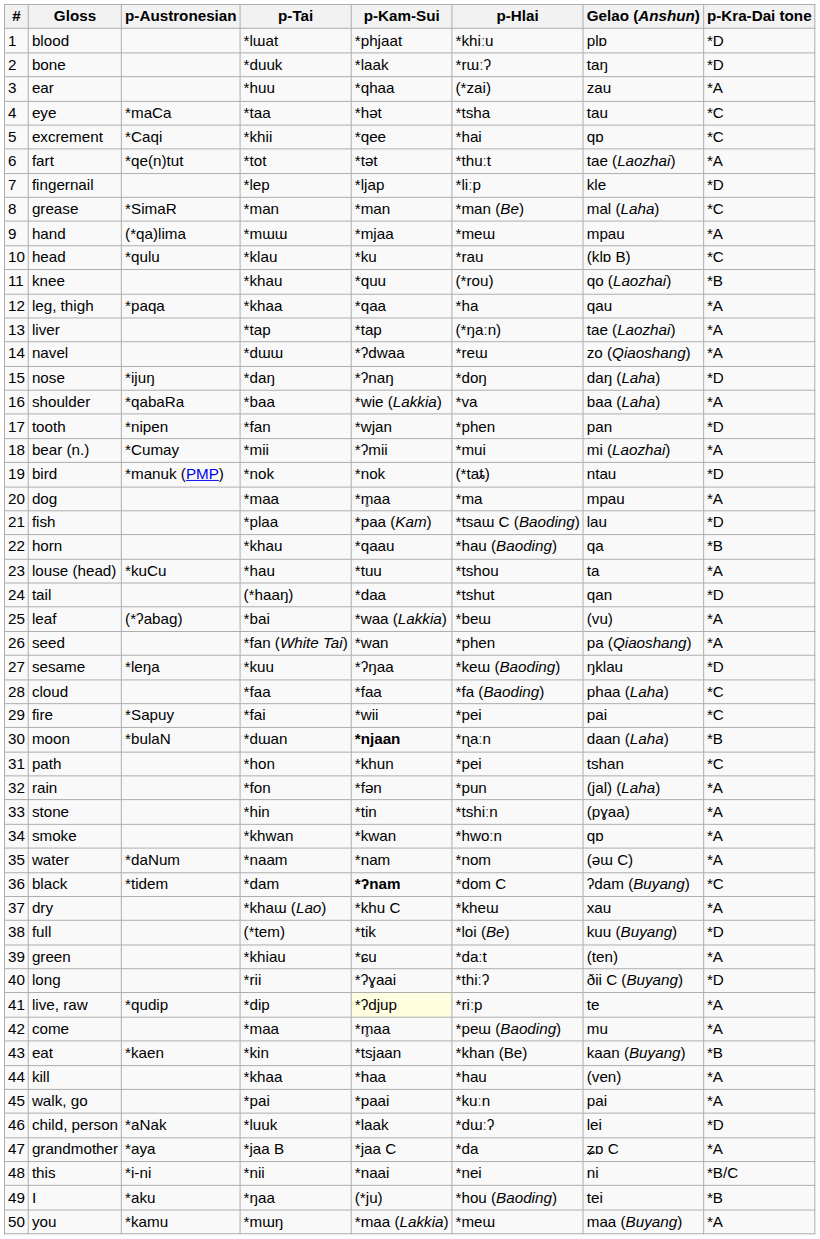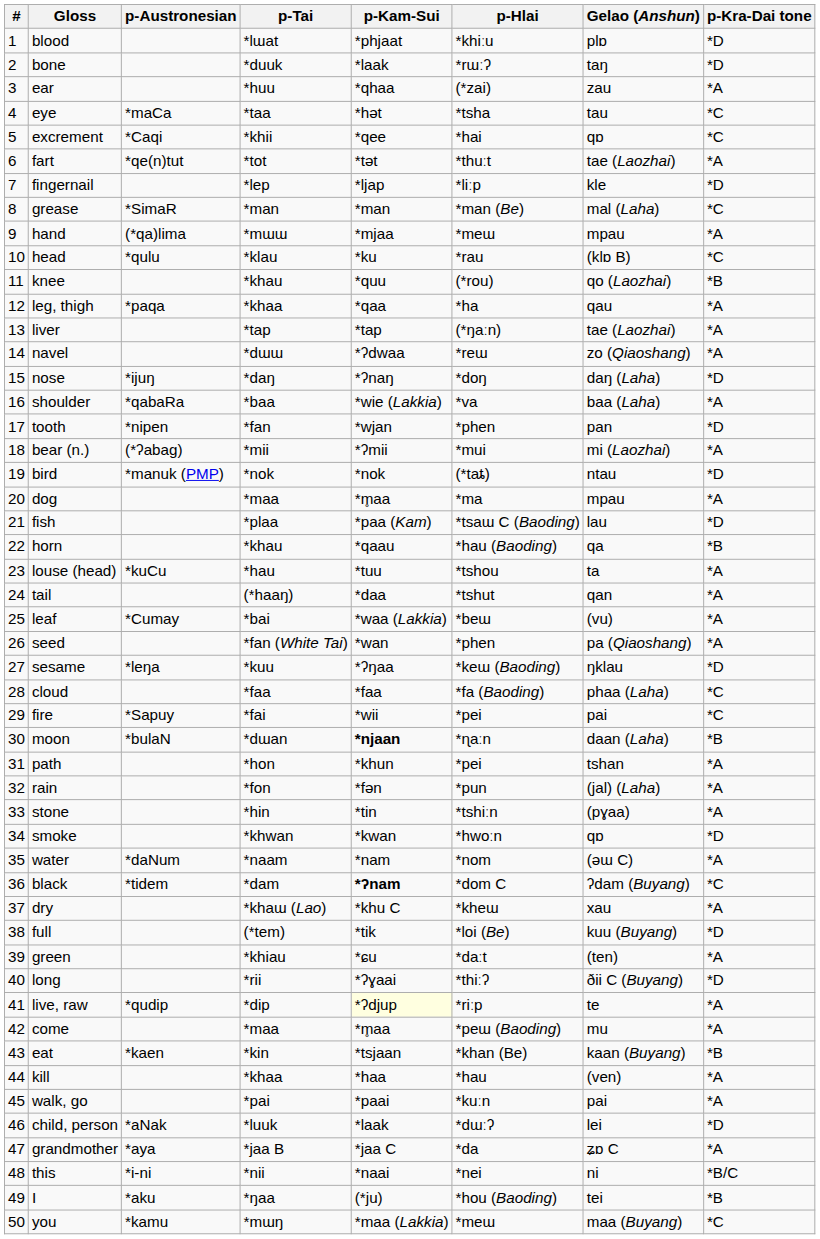(152, 450) *Cumay -> (154, 450) (*ʔabag)
(715, 595) *D -> (715, 595) *A
(154, 619) (*ʔabag) -> (152, 619) *Cumay
(715, 763) *C -> (715, 763) *A
(715, 836) *A -> (715, 836) *D
(715, 1221) *A -> (715, 1221) *C
